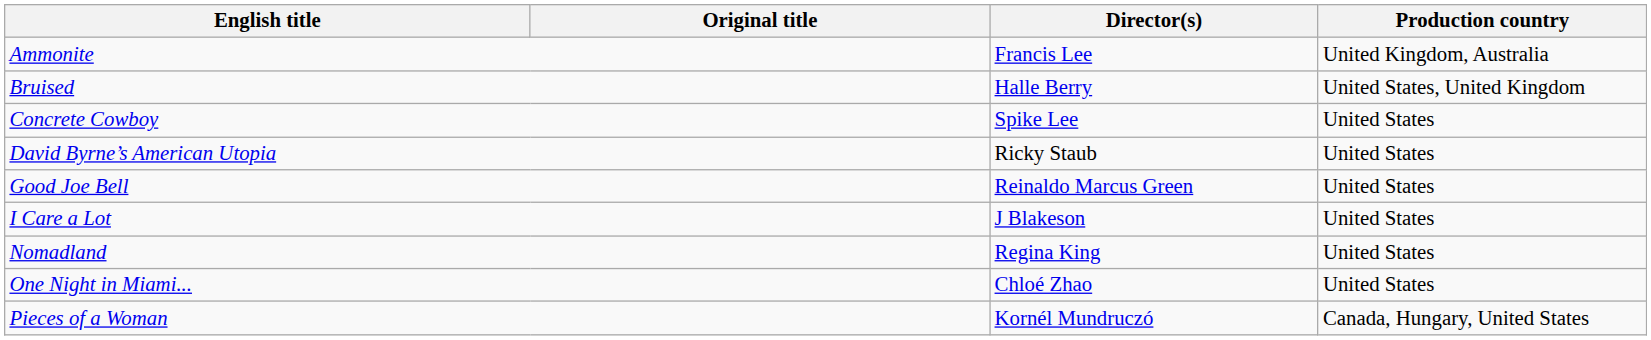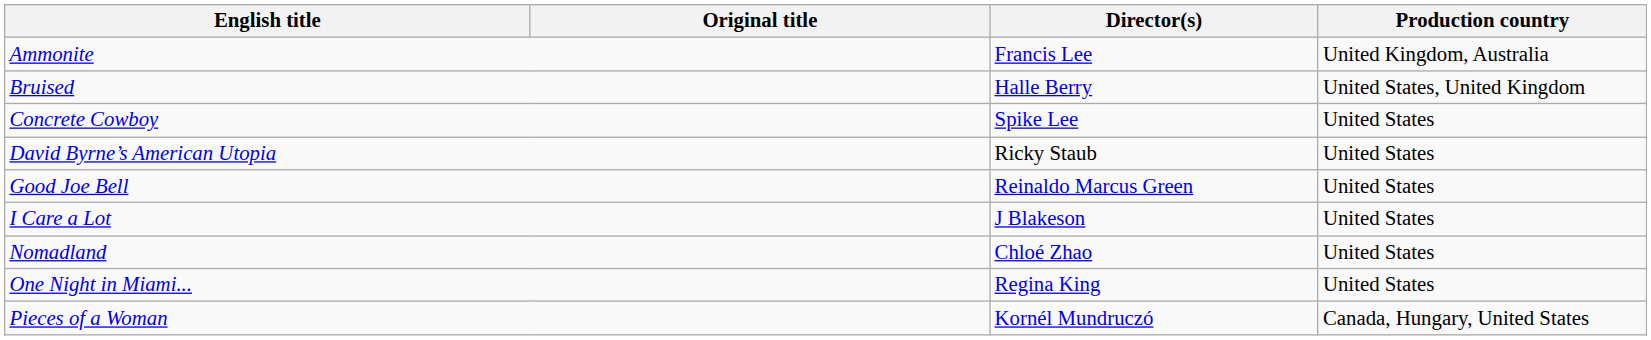(1047, 251) Regina King -> (1043, 251) Chloé Zhao
(1043, 284) Chloé Zhao -> (1047, 284) Regina King
